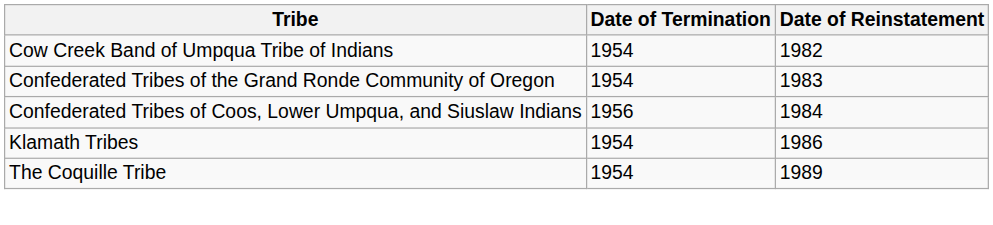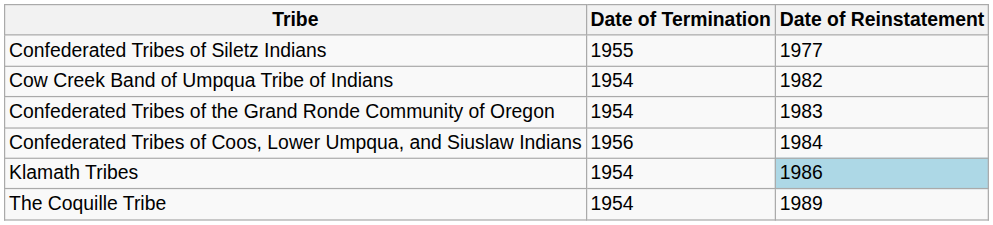+ row: (168, 50)
(801, 142) no background -> (801, 173) lightblue background
